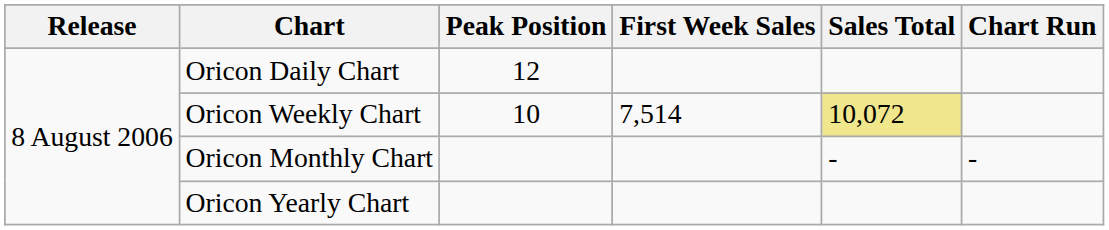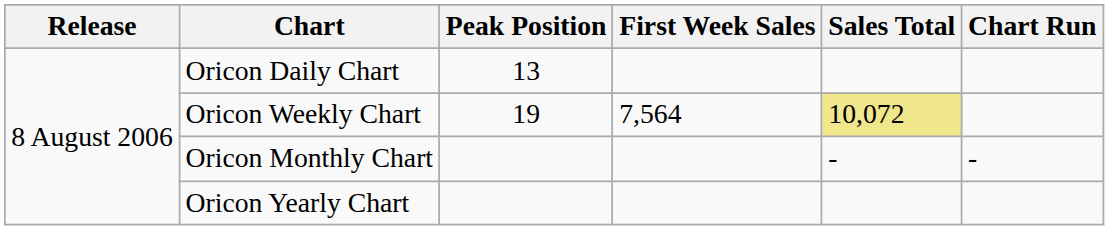(526, 70) 12 -> (526, 70) 13
(526, 114) 10 -> (526, 114) 19
(650, 114) 7,514 -> (650, 114) 7,564
